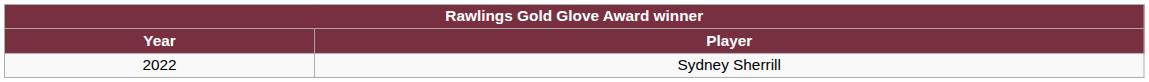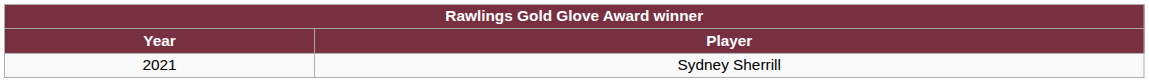(159, 65) 2022 -> (159, 65) 2021
